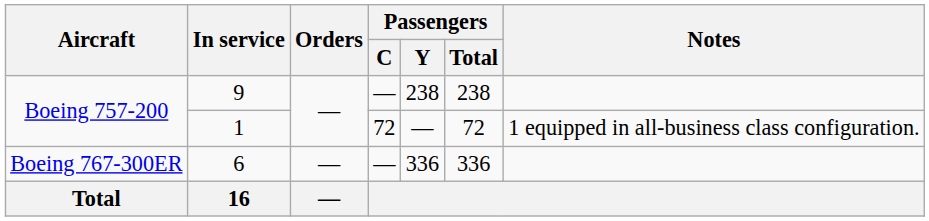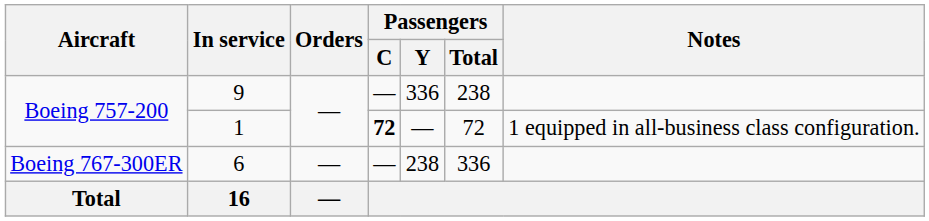(422, 92) 238 -> (422, 92) 336
(384, 127) normal -> (384, 127) bold
(422, 163) 336 -> (422, 163) 238
